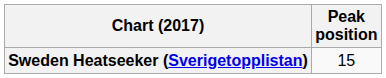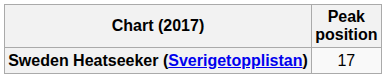(346, 60) 15 -> (346, 60) 17
